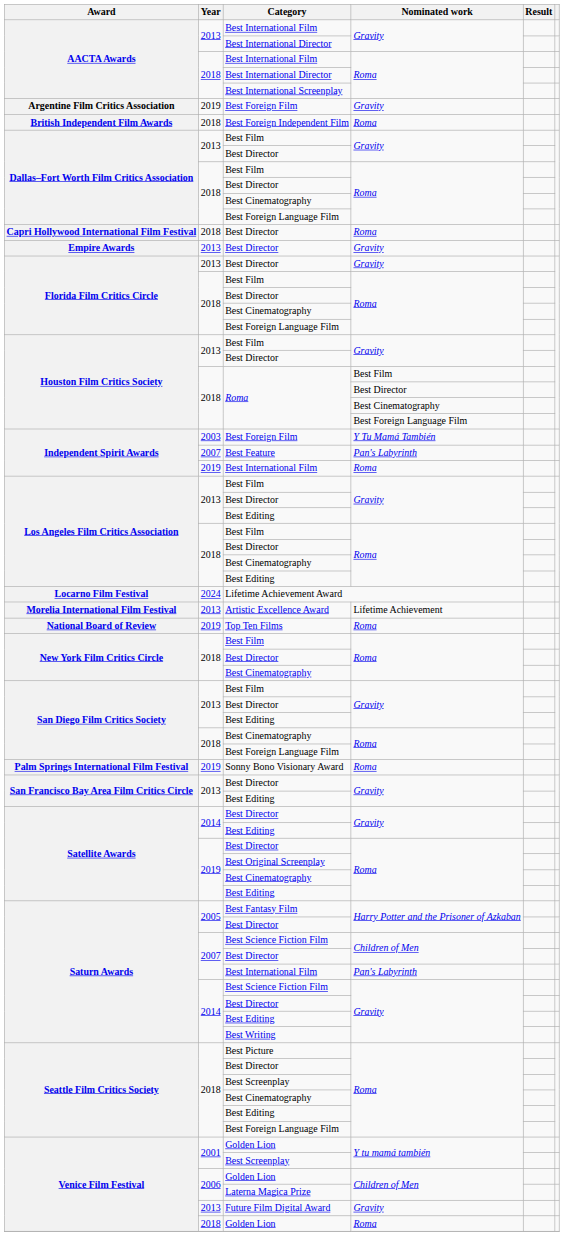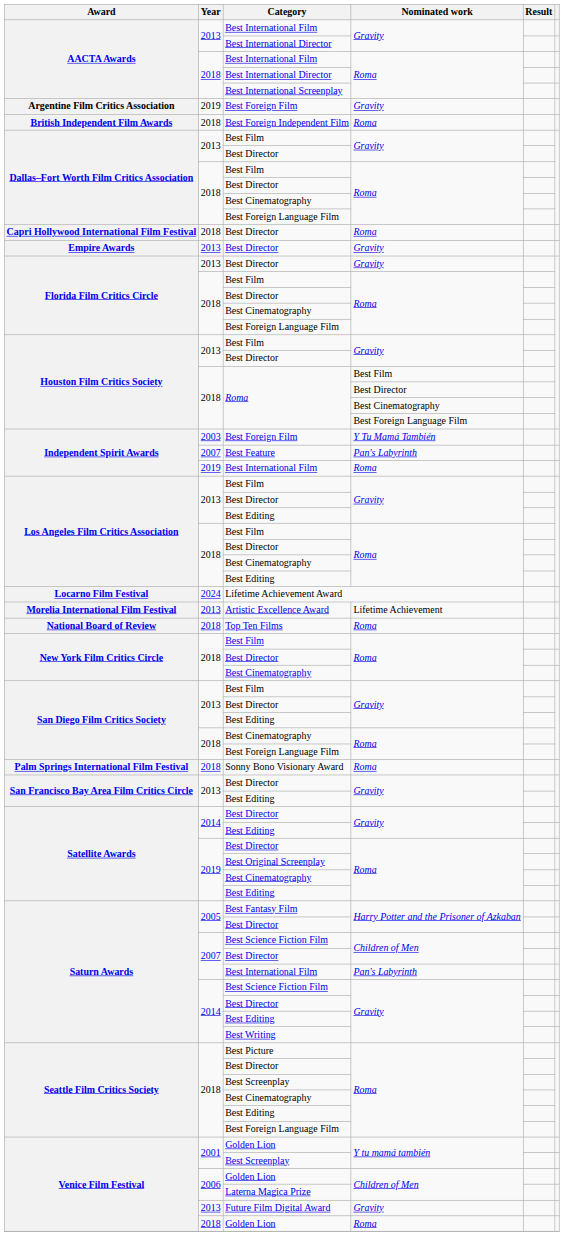(211, 625) 2019 -> (211, 625) 2018
(211, 767) 2019 -> (211, 767) 2018
